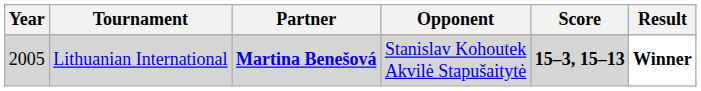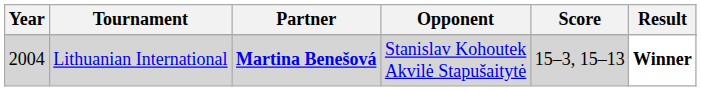(27, 60) 2005 -> (27, 60) 2004
(580, 60) bold -> (580, 60) normal
